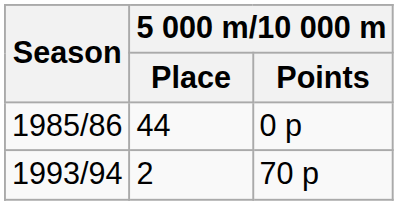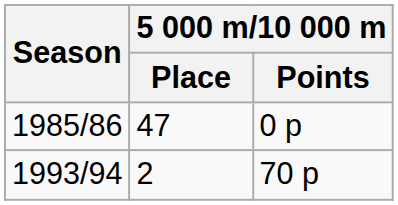(154, 125) 44 -> (154, 125) 47
